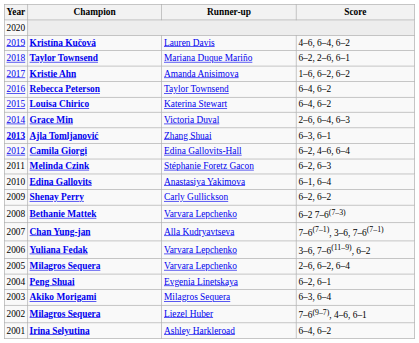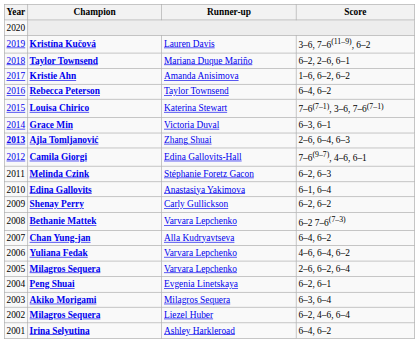(324, 43) 4–6, 6–4, 6–2 -> (334, 44) 3–6, 7–6(11–9), 6–2
(315, 105) 6–4, 6–2 -> (341, 108) 7–6(7–1), 3–6, 7–6(7–1)
(324, 120) 2–6, 6–4, 6–3 -> (315, 125) 6–3, 6–1
(315, 136) 6–3, 6–1 -> (324, 141) 2–6, 6–4, 6–3
(324, 151) 6–2, 4–6, 6–4 -> (333, 157) 7–6(9–7), 4–6, 6–1
(341, 232) 7–6(7–1), 3–6, 7–6(7–1) -> (315, 238) 6–4, 6–2
(334, 250) 3–6, 7–6(11–9), 6–2 -> (324, 254) 4–6, 6–4, 6–2
(333, 314) 7–6(9–7), 4–6, 6–1 -> (324, 315) 6–2, 4–6, 6–4
